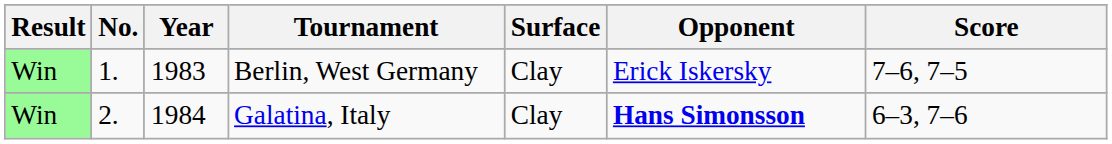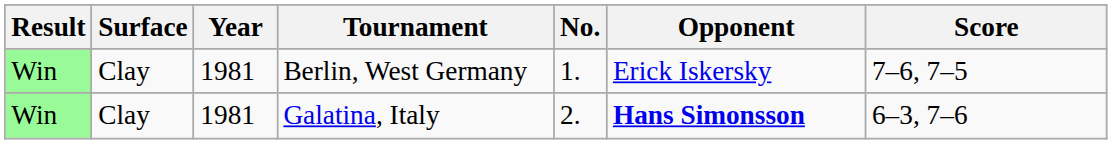columns swapped: (118, 26) <-> (556, 26)
(178, 70) 1983 -> (228, 70) 1981
(178, 114) 1984 -> (228, 114) 1981
